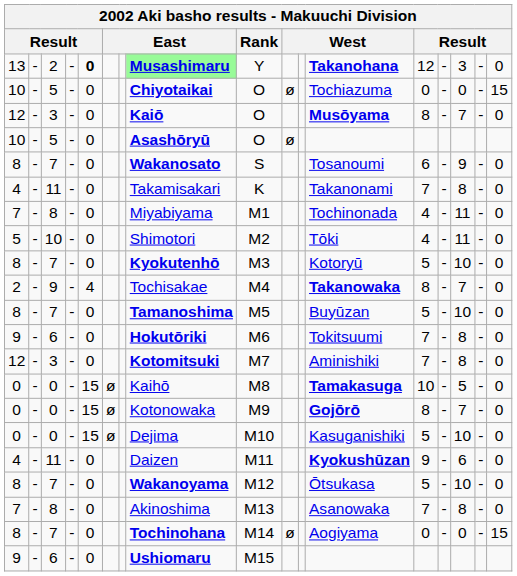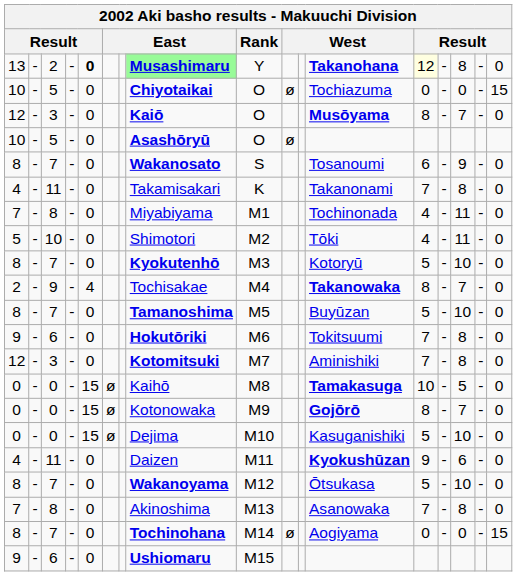(426, 66) no background -> (426, 66) lightyellow background
(462, 66) 3 -> (462, 66) 8
